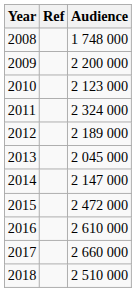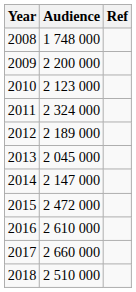columns swapped: (100, 16) <-> (54, 16)
